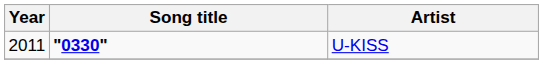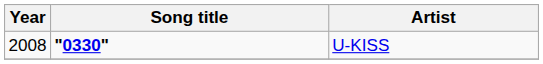(27, 45) 2011 -> (28, 45) 2008
